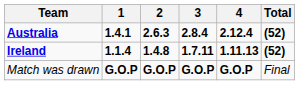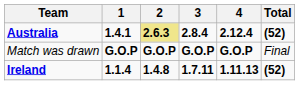(156, 32) no background -> (156, 32) khaki background
rows swapped: (27, 51) <-> (53, 70)
